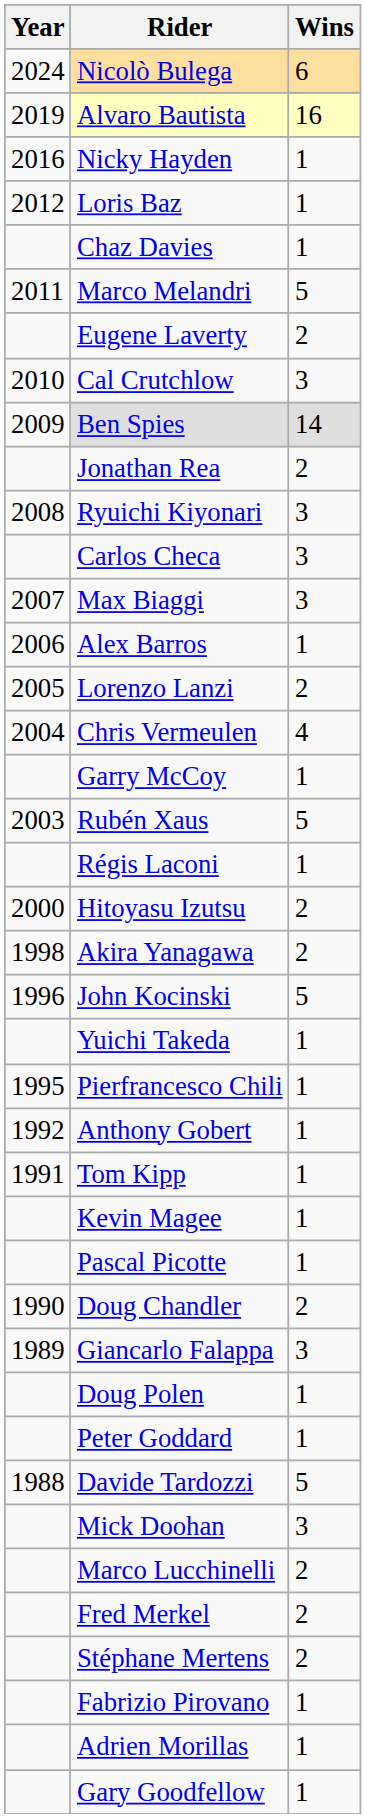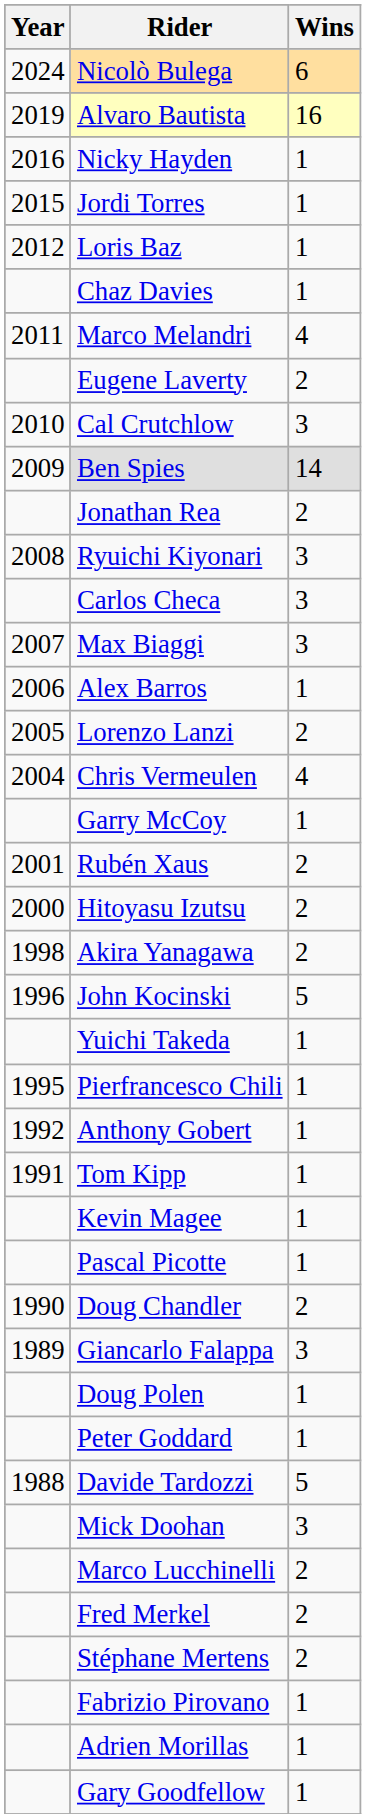+ row: (141, 203)
(302, 291) 5 -> (302, 335) 4
(38, 820) 2003 -> (38, 864) 2001
(302, 820) 5 -> (302, 864) 2
- row: (148, 864)
